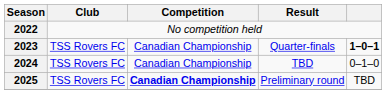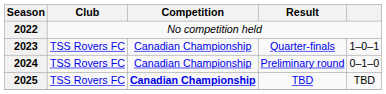(364, 47) bold -> (364, 47) normal
(302, 64) TBD -> (303, 64) Preliminary round
(303, 81) Preliminary round -> (302, 81) TBD
